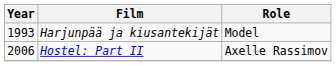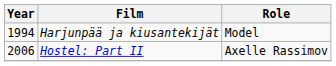(21, 32) 1993 -> (21, 32) 1994
